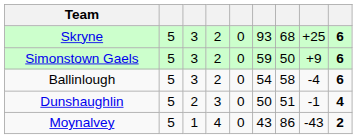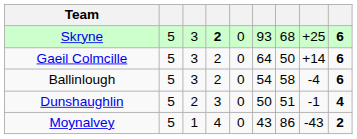(218, 36) normal -> (218, 36) bold
- row: (82, 58)
+ row: (82, 58)
